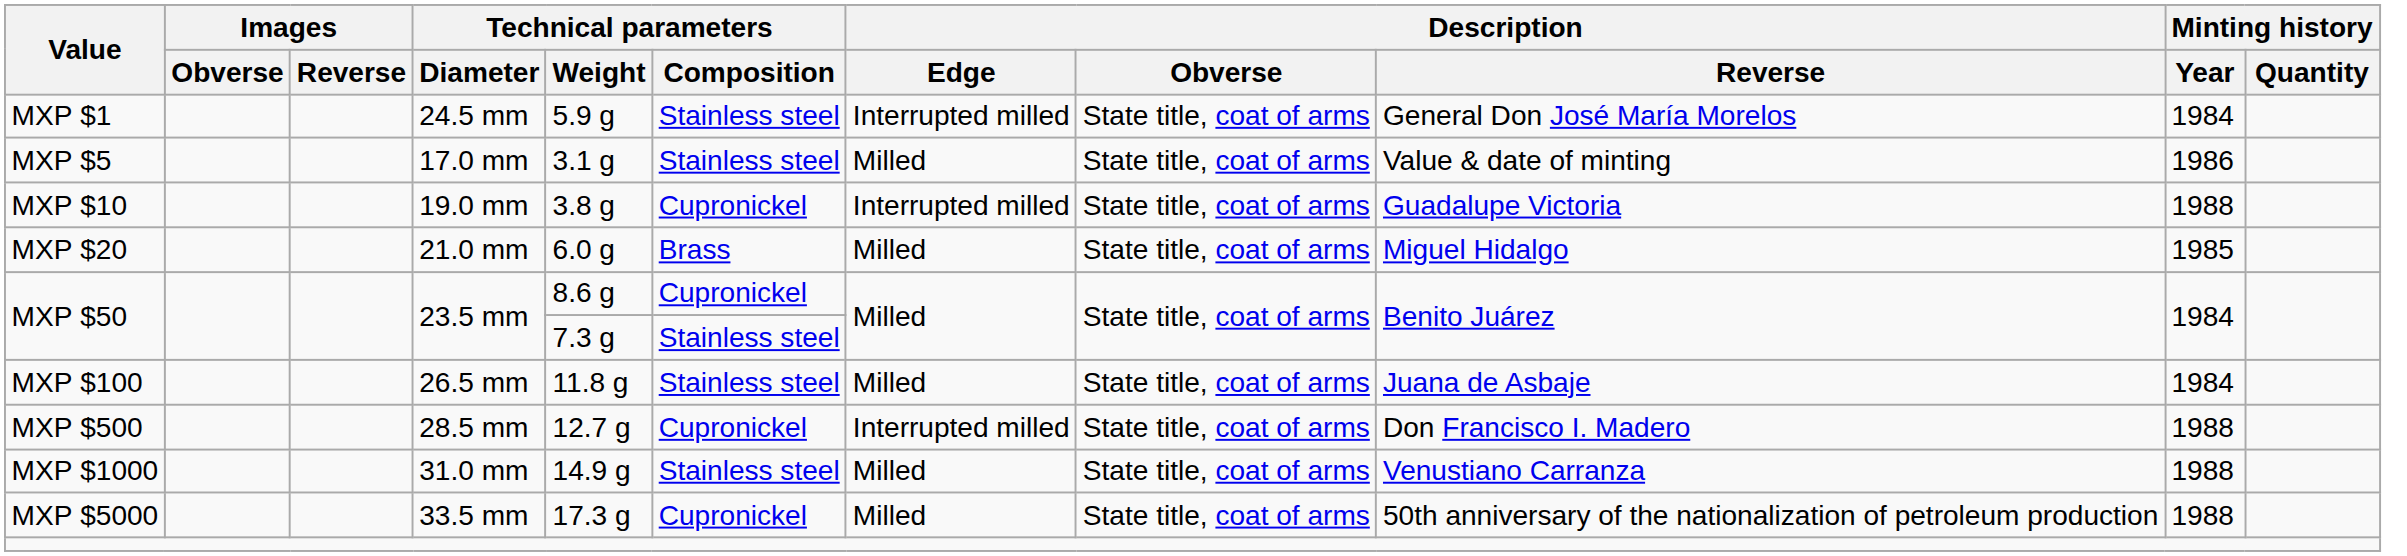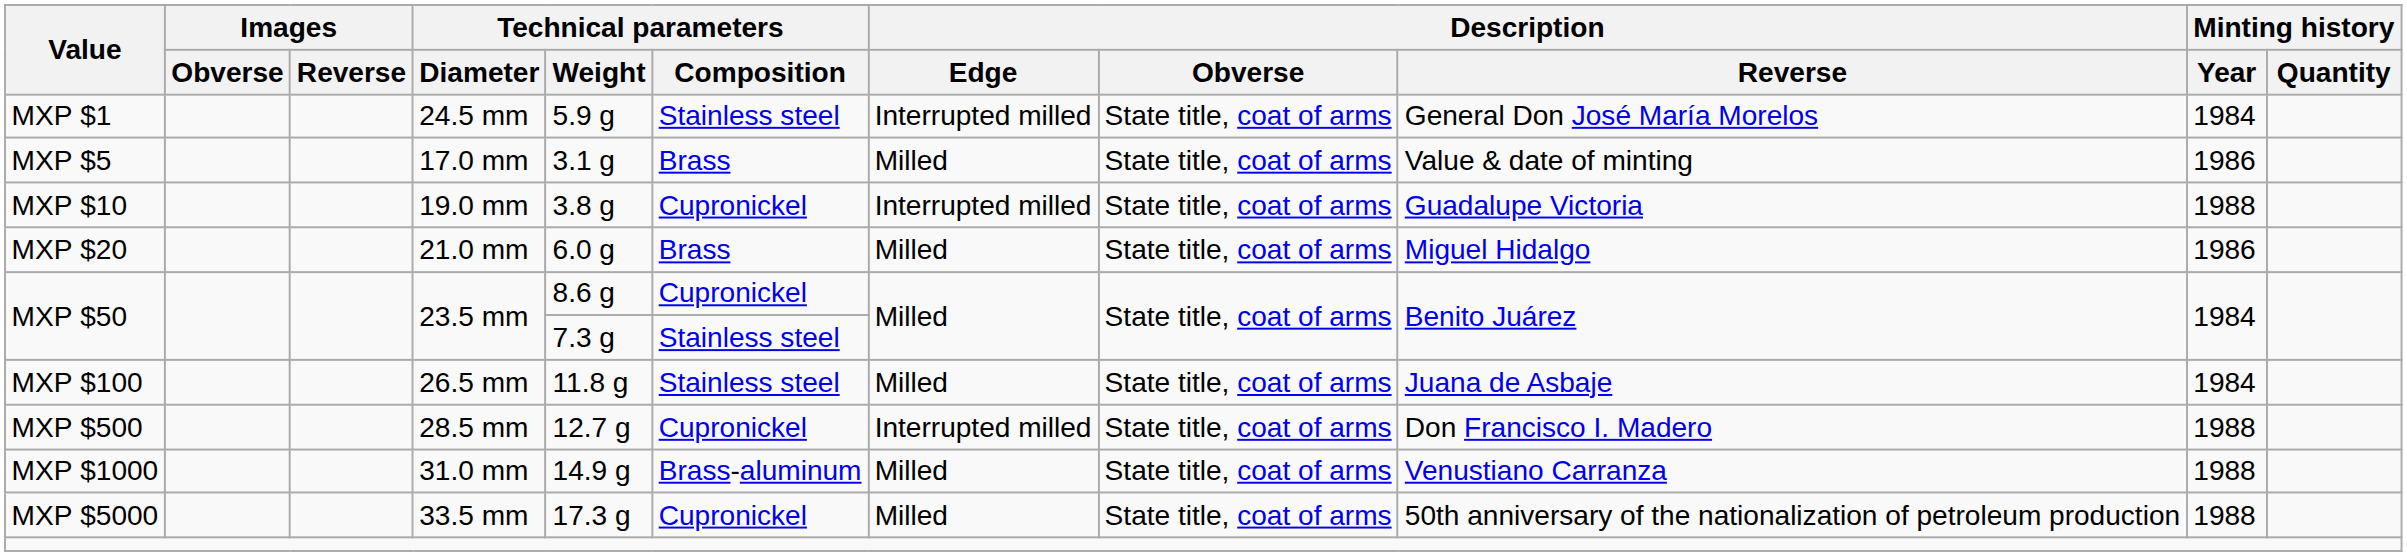(749, 161) Stainless steel -> (695, 161) Brass
(2203, 249) 1985 -> (2224, 249) 1986
(749, 471) Stainless steel -> (760, 471) Brass-aluminum
